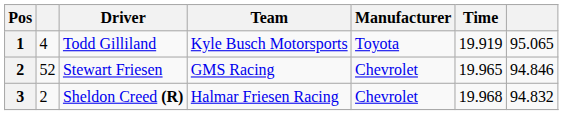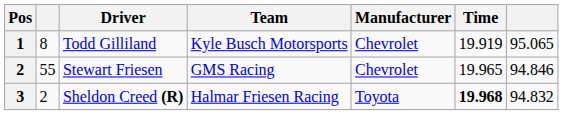(44, 44) 4 -> (44, 44) 8
(377, 44) Toyota -> (386, 44) Chevrolet
(48, 70) 52 -> (48, 70) 55
(386, 96) Chevrolet -> (377, 96) Toyota
(481, 96) normal -> (481, 96) bold
